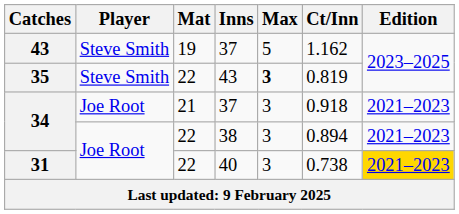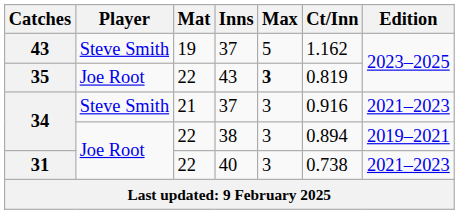(124, 77) Steve Smith -> (112, 77) Joe Root
(112, 106) Joe Root -> (124, 106) Steve Smith
(327, 106) 0.918 -> (327, 106) 0.916
(408, 135) 2021–2023 -> (408, 135) 2019–2021
(408, 164) gold background -> (408, 164) no background
